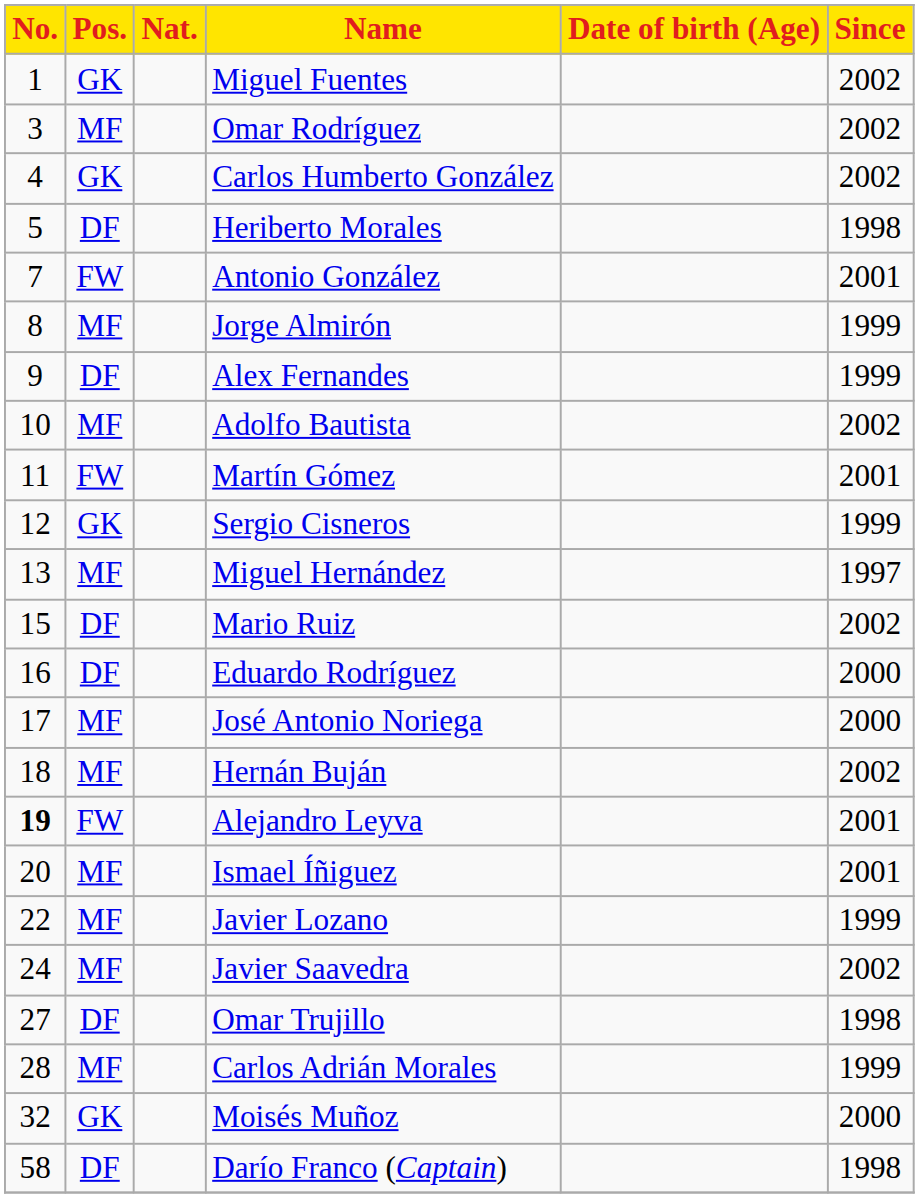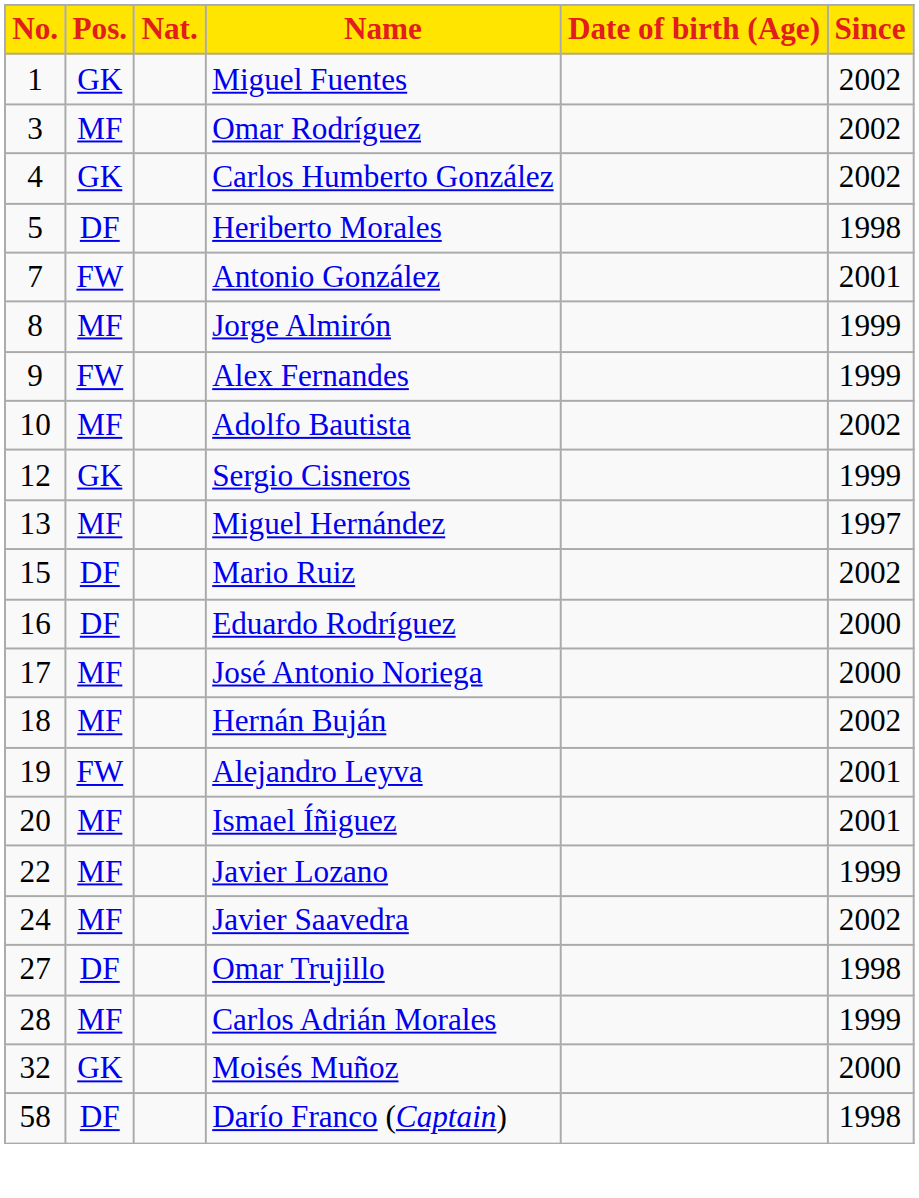(100, 375) DF -> (100, 375) FW
- row: (304, 474)
(35, 820) bold -> (35, 771) normal
